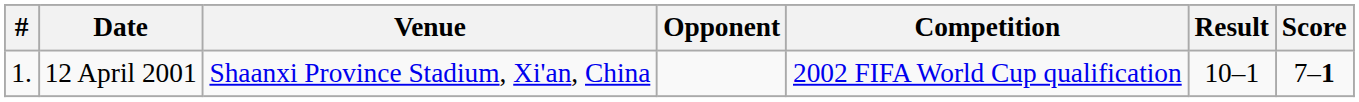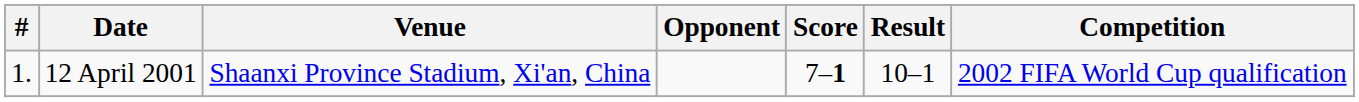columns swapped: (1314, 27) <-> (987, 27)
